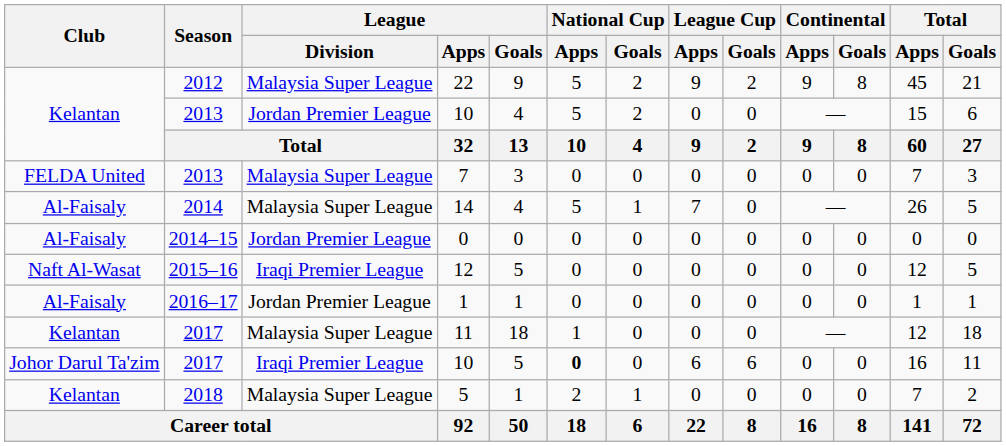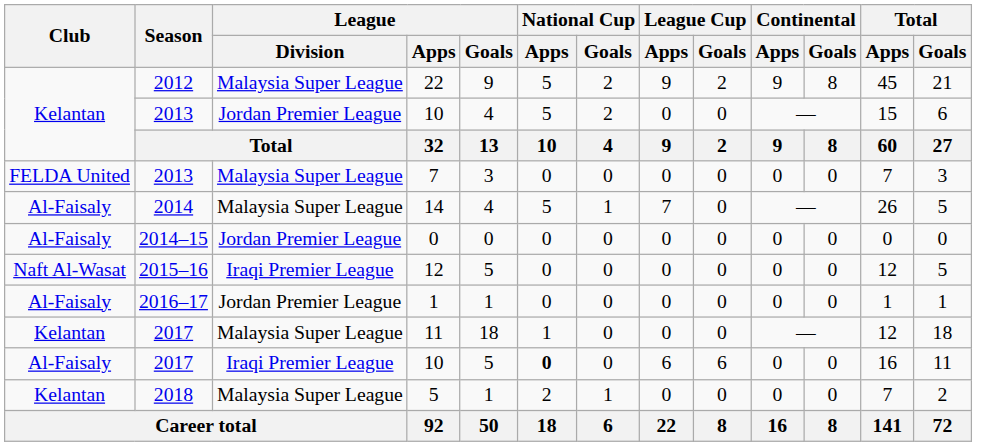(84, 363) Johor Darul Ta'zim -> (70, 363) Al-Faisaly
